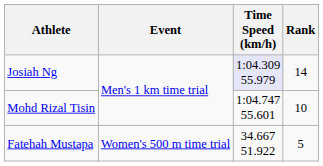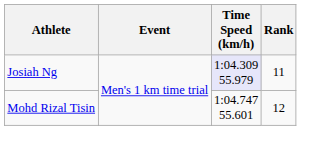(301, 72) 14 -> (279, 72) 11
(301, 108) 10 -> (279, 108) 12
- row: (50, 143)
